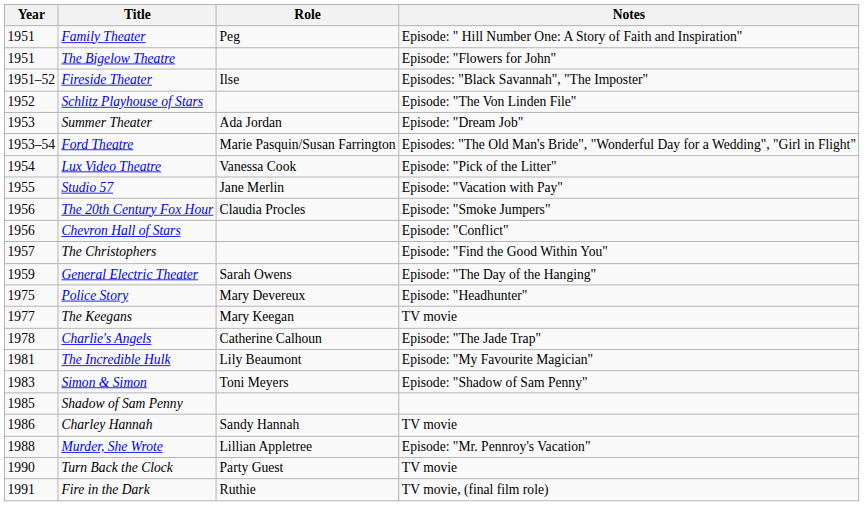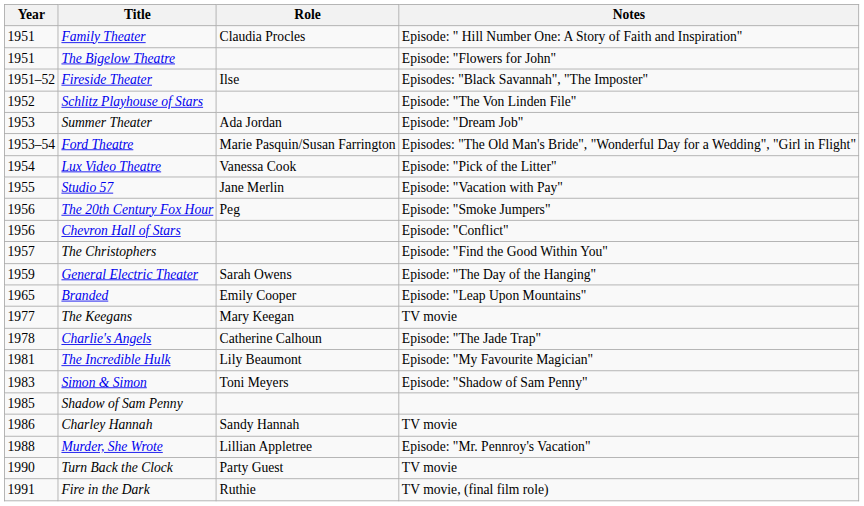(230, 36) Peg -> (262, 36) Claudia Procles
(262, 209) Claudia Procles -> (230, 209) Peg
+ row: (85, 295)
- row: (95, 295)
